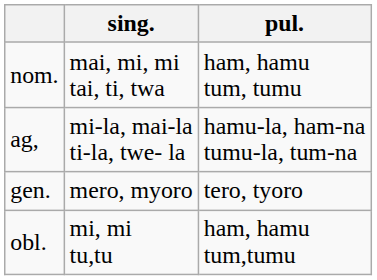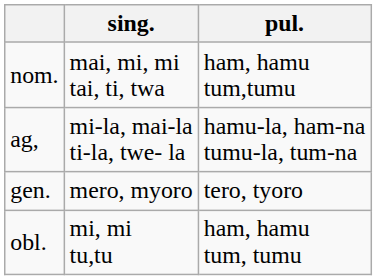(257, 74) ham, hamu tum, tumu -> (257, 74) ham, hamu tum,tumu
(257, 241) ham, hamu tum,tumu -> (257, 241) ham, hamu tum, tumu
